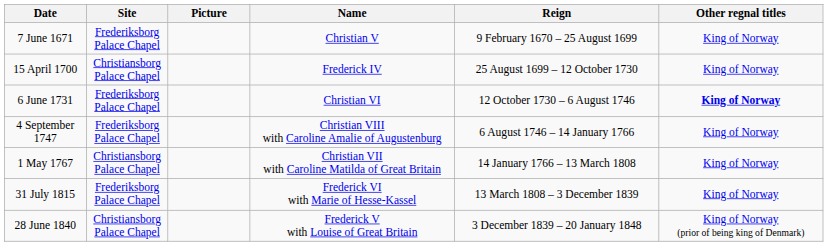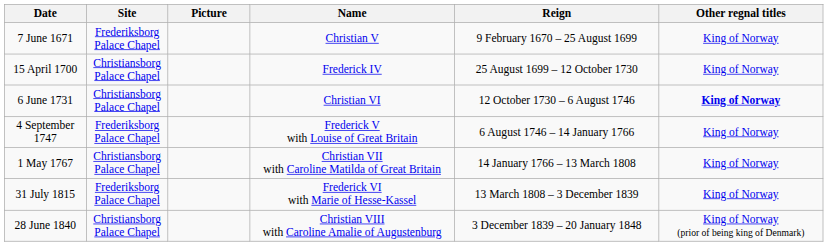(127, 100) Frederiksborg Palace Chapel -> (127, 100) Christiansborg Palace Chapel
(352, 132) Christian VIII with Caroline Amalie of Augustenburg -> (352, 132) Frederick V with Louise of Great Britain
(352, 225) Frederick V with Louise of Great Britain -> (352, 225) Christian VIII with Caroline Amalie of Augustenburg
